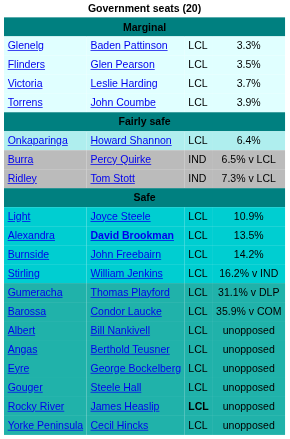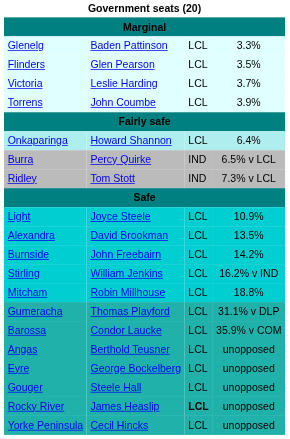(132, 235) bold -> (129, 235) normal
+ row: (27, 292)
- row: (21, 330)
